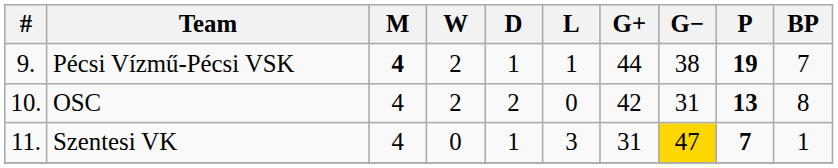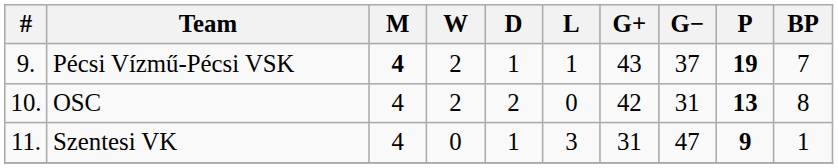(629, 63) 44 -> (629, 63) 43
(687, 63) 38 -> (687, 63) 37
(687, 142) gold background -> (687, 142) no background
(745, 142) 7 -> (745, 142) 9
